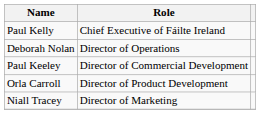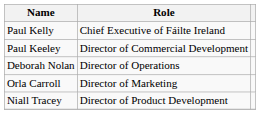rows swapped: (34, 65) <-> (41, 48)
(154, 83) Director of Product Development -> (128, 83) Director of Marketing
(128, 100) Director of Marketing -> (154, 100) Director of Product Development
